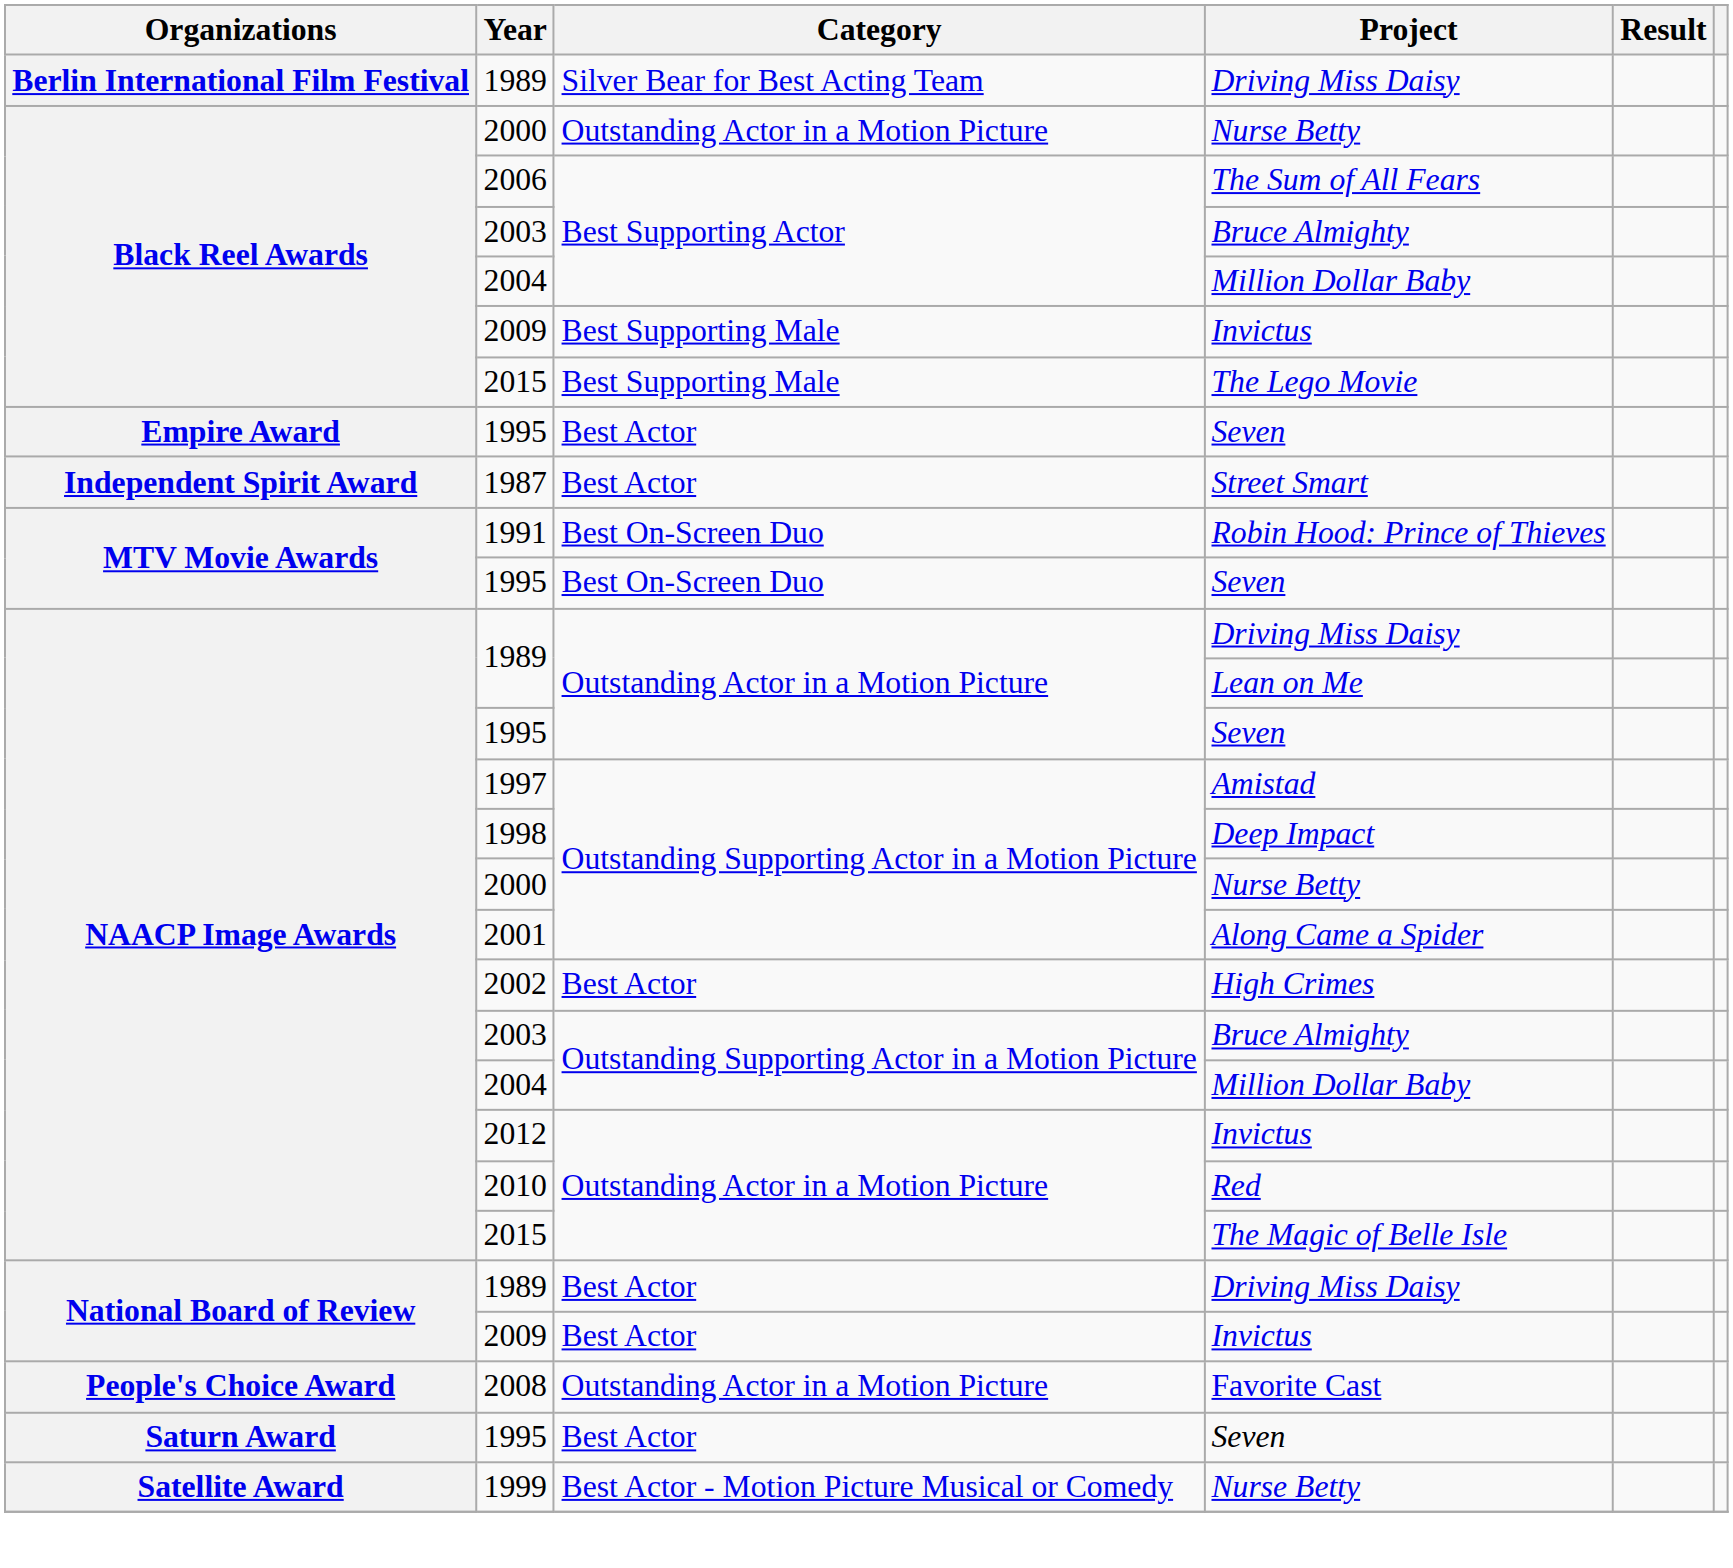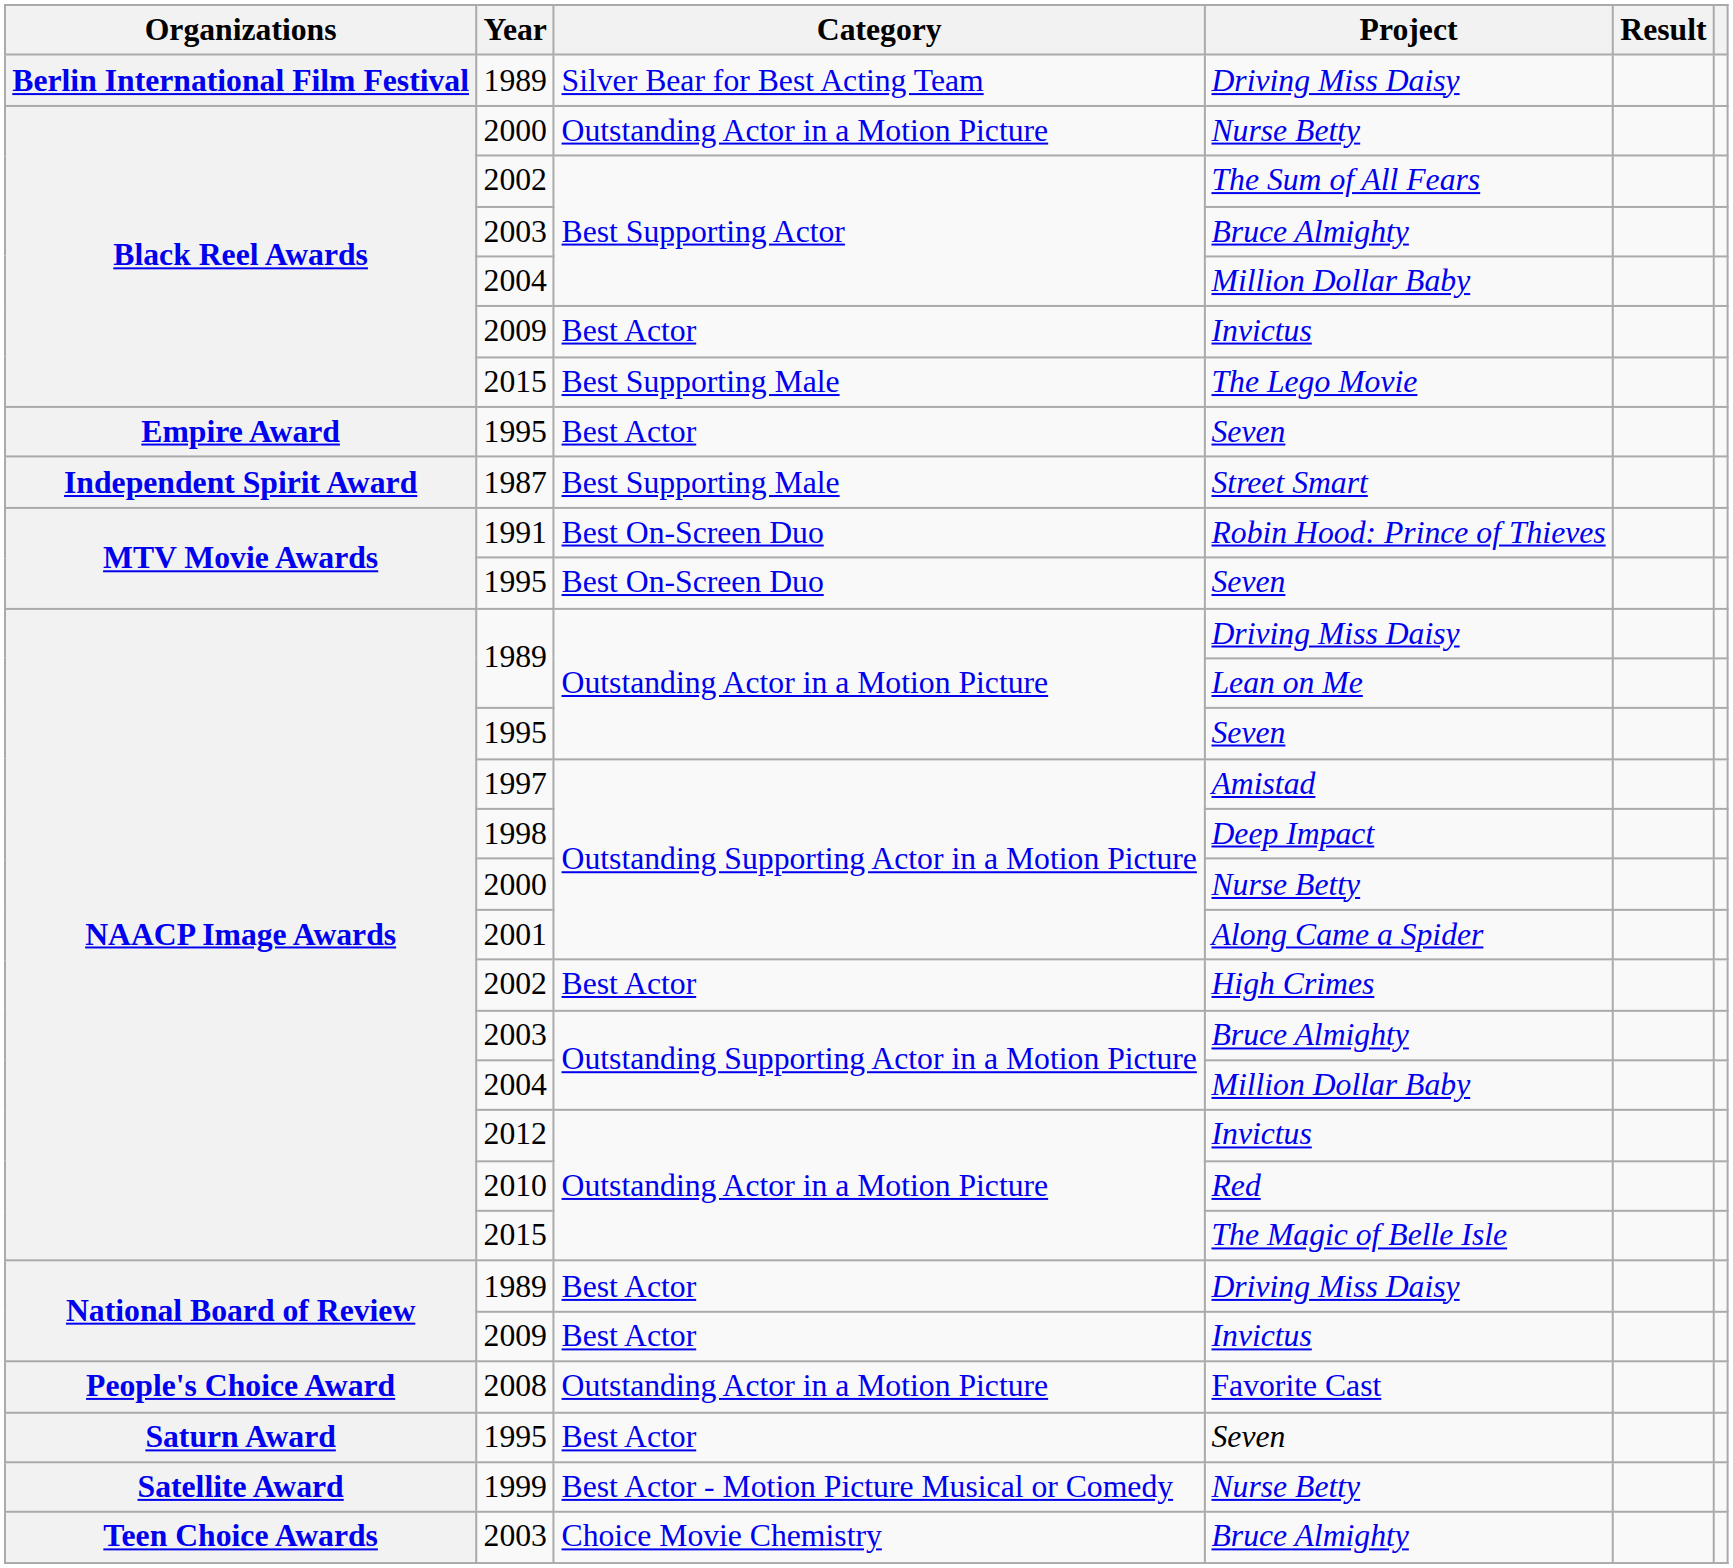(515, 180) 2006 -> (515, 180) 2002
(701, 331) Best Supporting Male -> (629, 331) Best Actor
(629, 481) Best Actor -> (701, 481) Best Supporting Male
+ row: (241, 1536)
